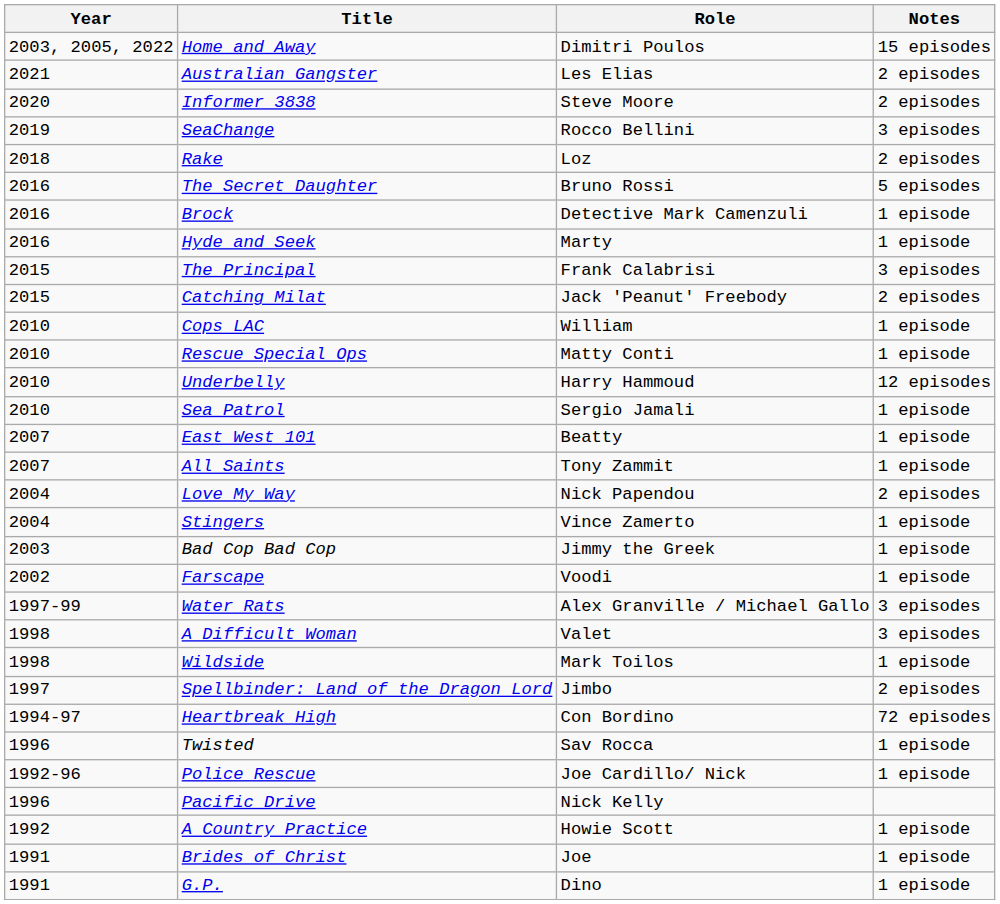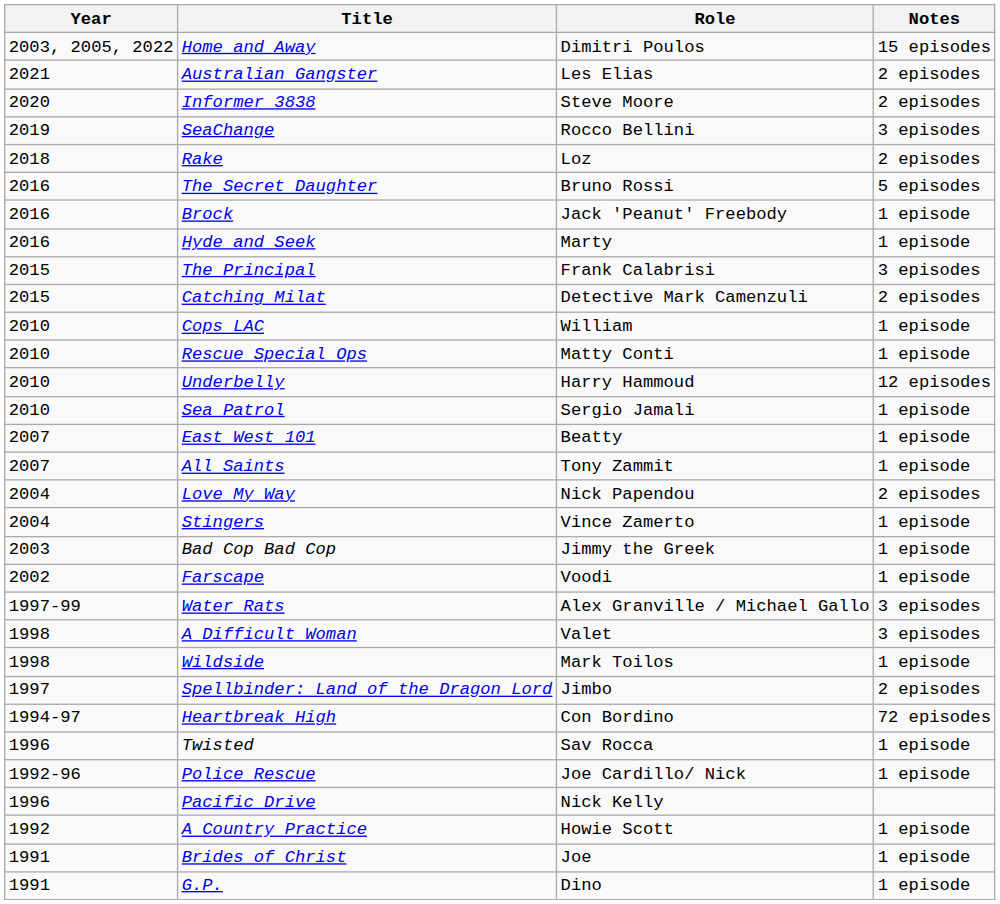(684, 214) Detective Mark Camenzuli -> (674, 214) Jack 'Peanut' Freebody
(674, 298) Jack 'Peanut' Freebody -> (684, 298) Detective Mark Camenzuli
